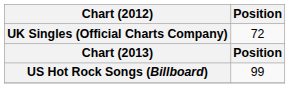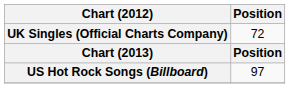(258, 72) 99 -> (258, 72) 97
